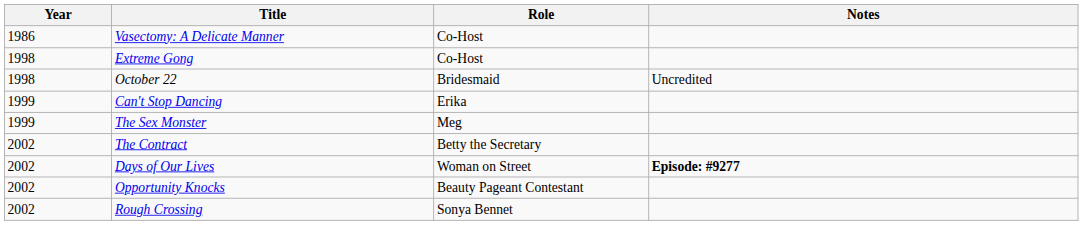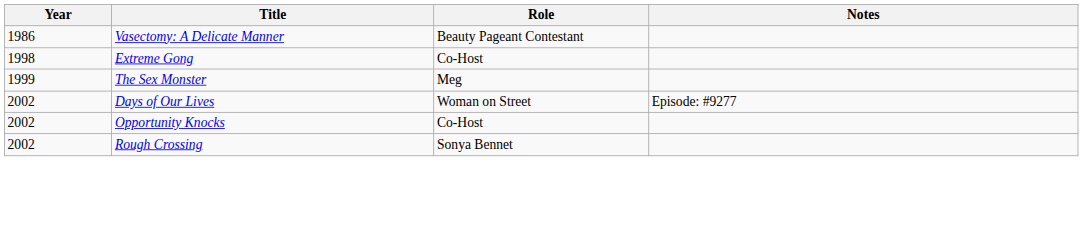(460, 36) Co-Host -> (510, 36) Beauty Pageant Contestant
- row: (146, 79)
- row: (169, 101)
- row: (151, 144)
(696, 166) bold -> (694, 101) normal
(510, 187) Beauty Pageant Contestant -> (460, 123) Co-Host
